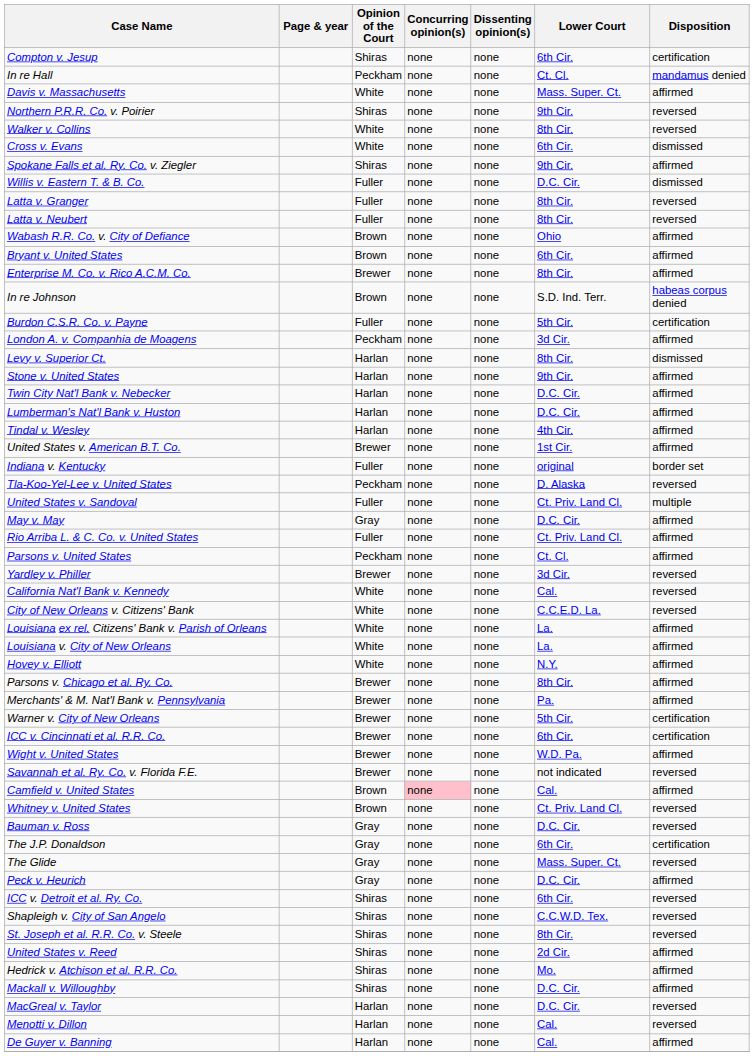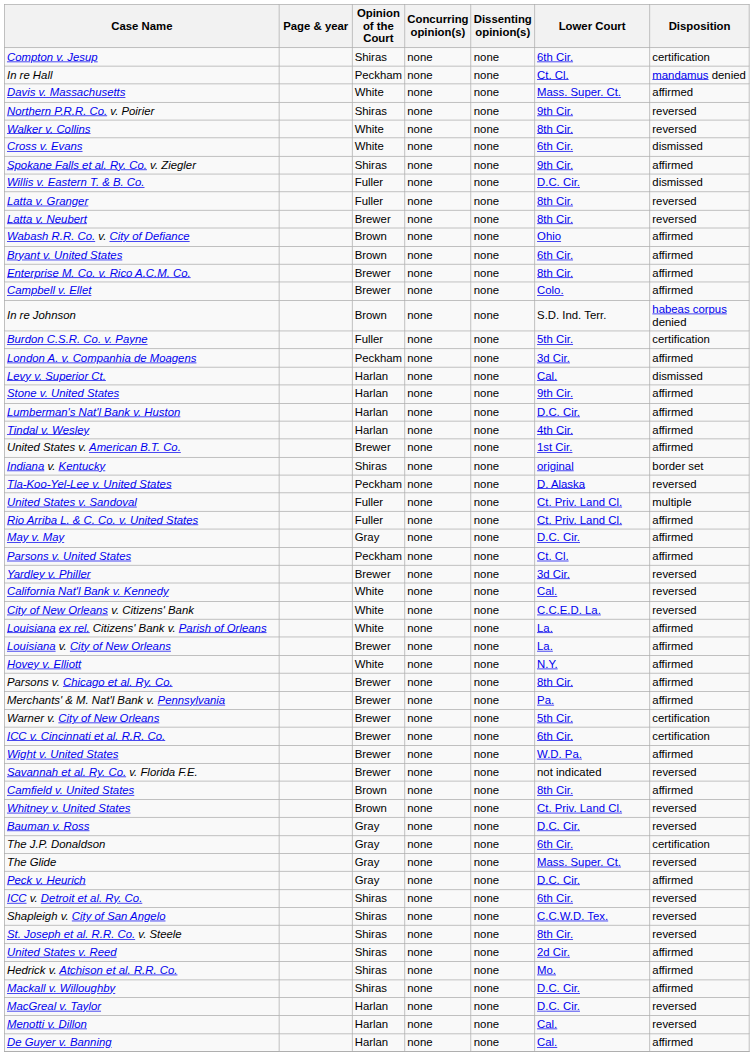(369, 219) Fuller -> (373, 219) Brewer
+ row: (49, 291)
(555, 358) 8th Cir. -> (547, 376) Cal.
- row: (89, 394)
(369, 466) Fuller -> (371, 466) Shiras
rows swapped: (103, 538) <-> (36, 520)
(369, 646) White -> (373, 646) Brewer
(420, 790) pink background -> (420, 790) no background
(547, 790) Cal. -> (555, 790) 8th Cir.
